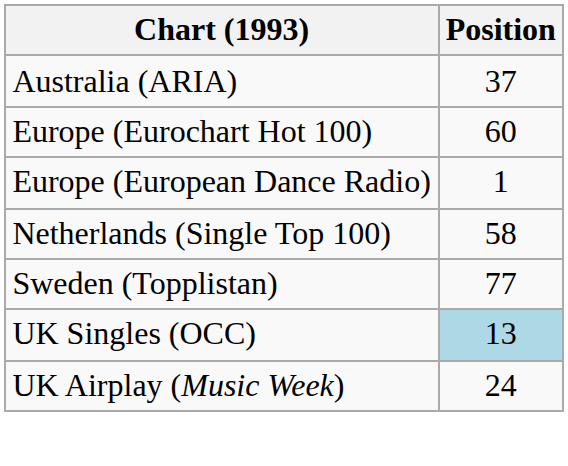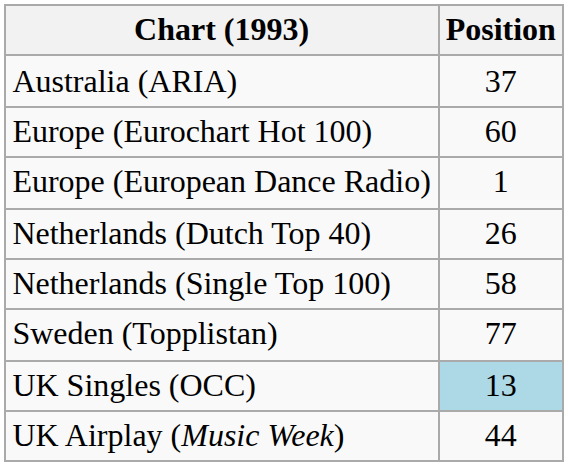+ row: (192, 232)
(501, 385) 24 -> (501, 435) 44
